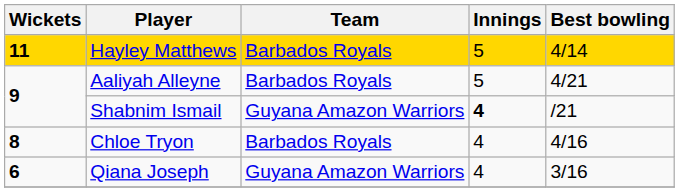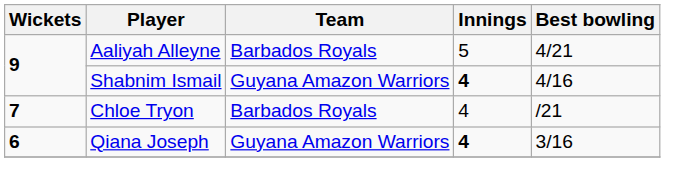- row: (163, 50)
(564, 111) /21 -> (554, 80) 4/16
(14, 141) 8 -> (14, 111) 7
(569, 141) 4/16 -> (549, 111) /21
(479, 171) normal -> (464, 141) bold
